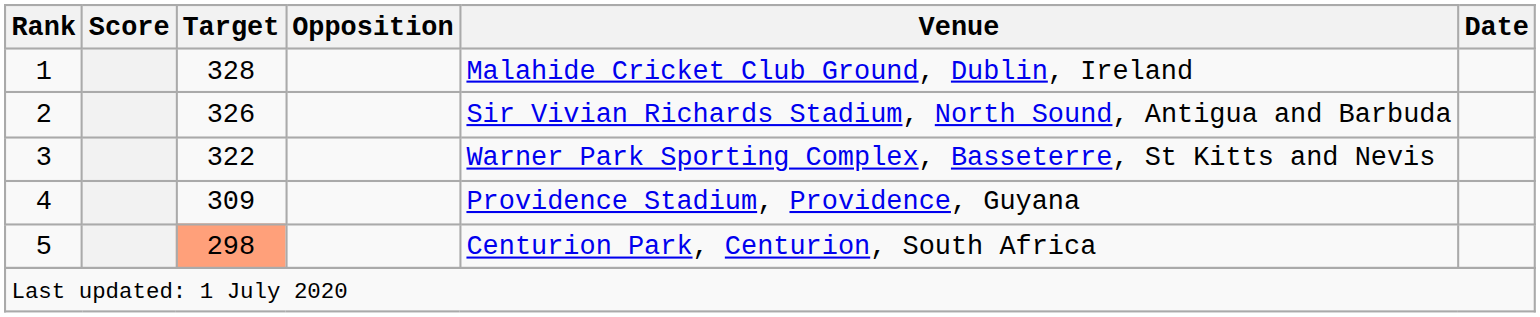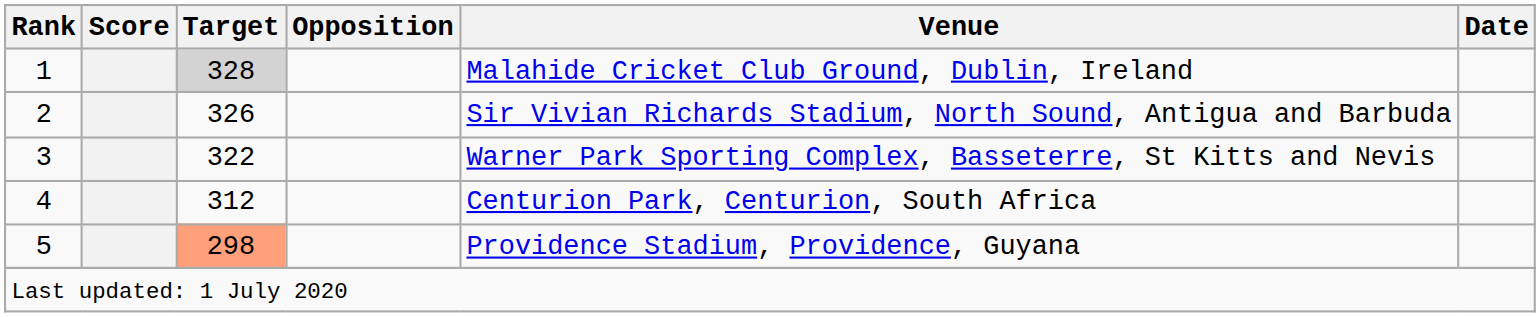(231, 71) no background -> (231, 71) lightgrey background
(231, 202) 309 -> (231, 202) 312
(773, 202) Providence Stadium, Providence, Guyana -> (781, 202) Centurion Park, Centurion, South Africa
(781, 246) Centurion Park, Centurion, South Africa -> (773, 246) Providence Stadium, Providence, Guyana
